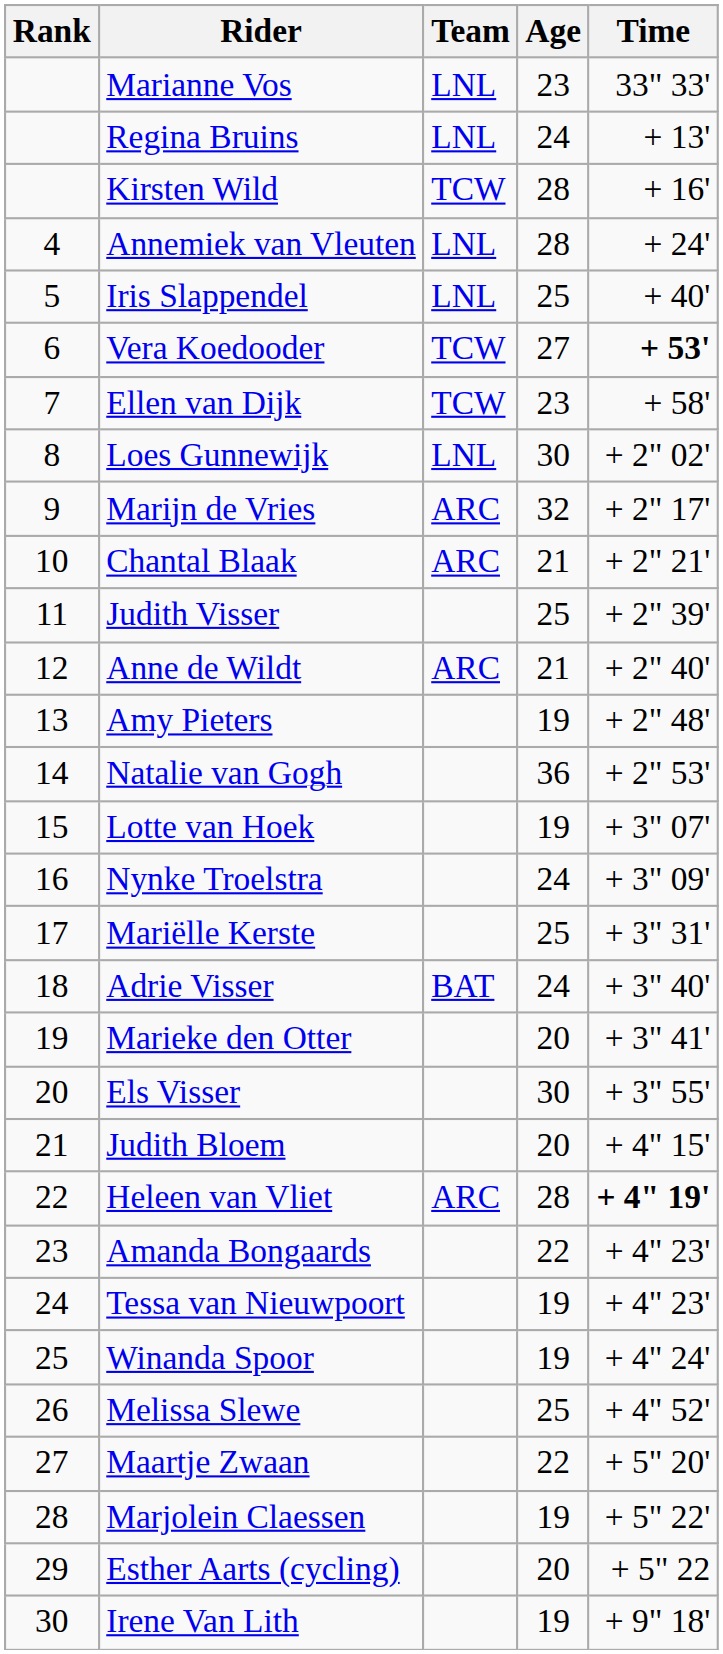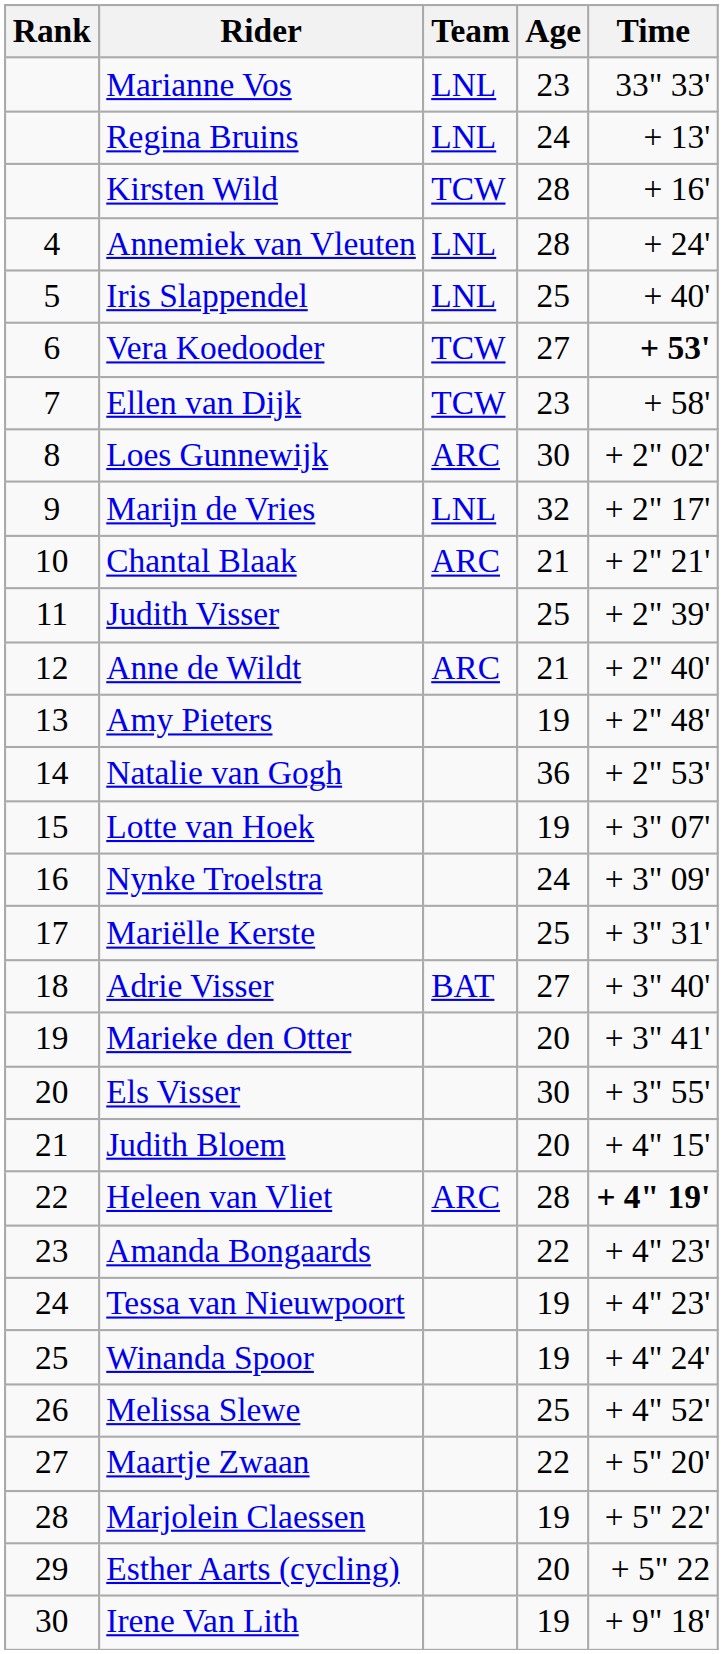(464, 455) LNL -> (466, 455) ARC
(466, 508) ARC -> (464, 508) LNL
(553, 985) 24 -> (553, 985) 27
